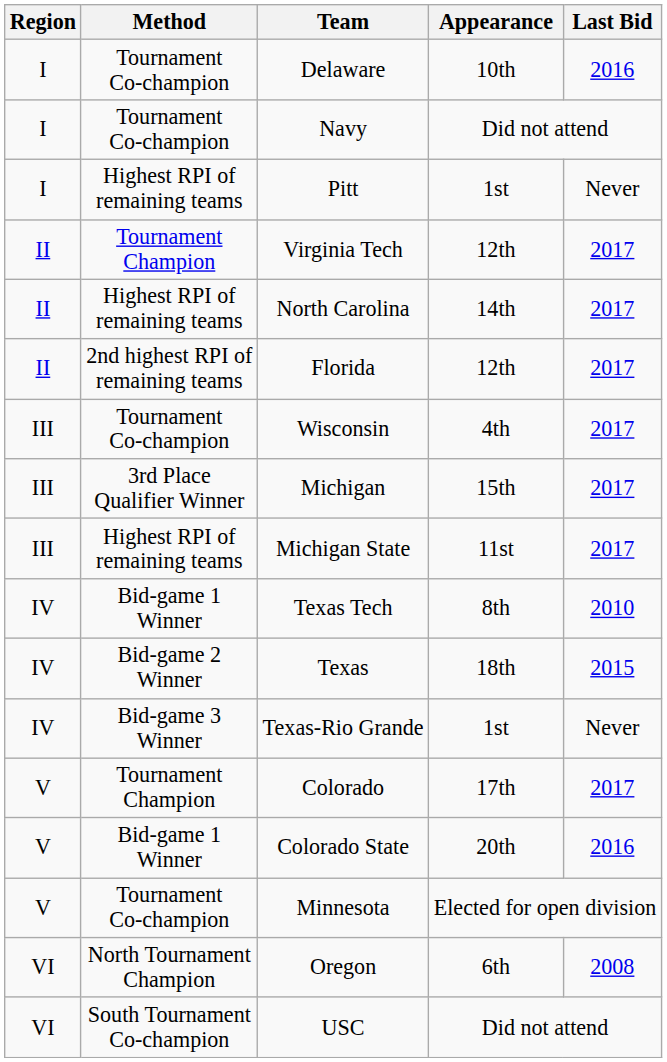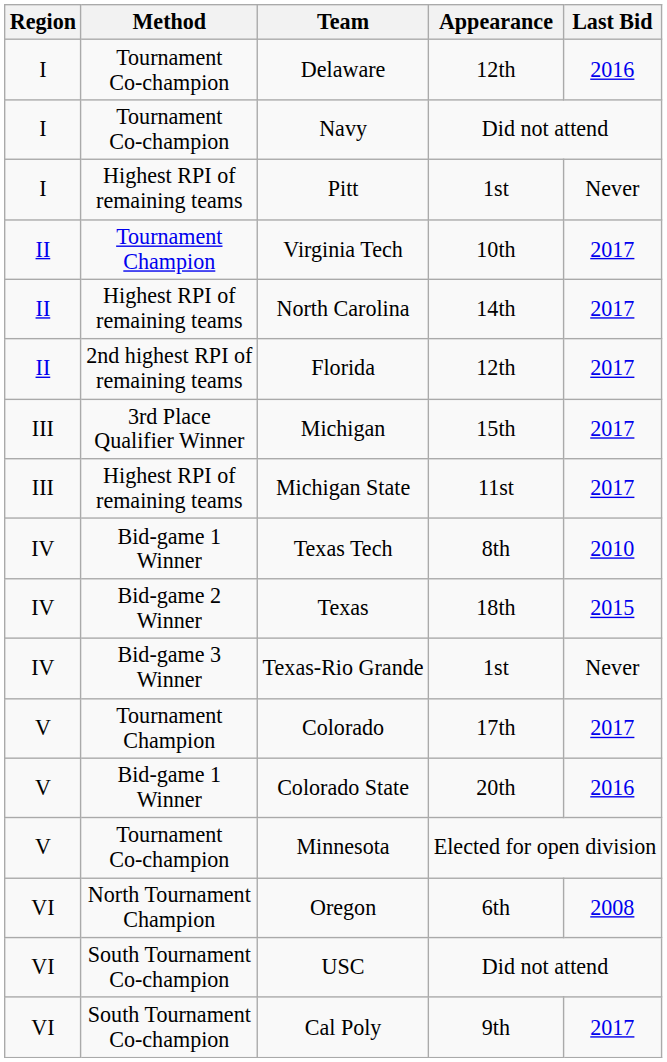(496, 69) 10th -> (496, 69) 12th
(496, 249) 12th -> (496, 249) 10th
- row: (343, 428)
+ row: (343, 1027)
